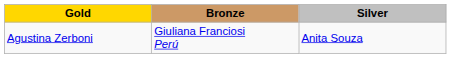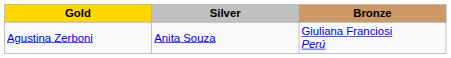columns swapped: (372, 13) <-> (225, 13)
